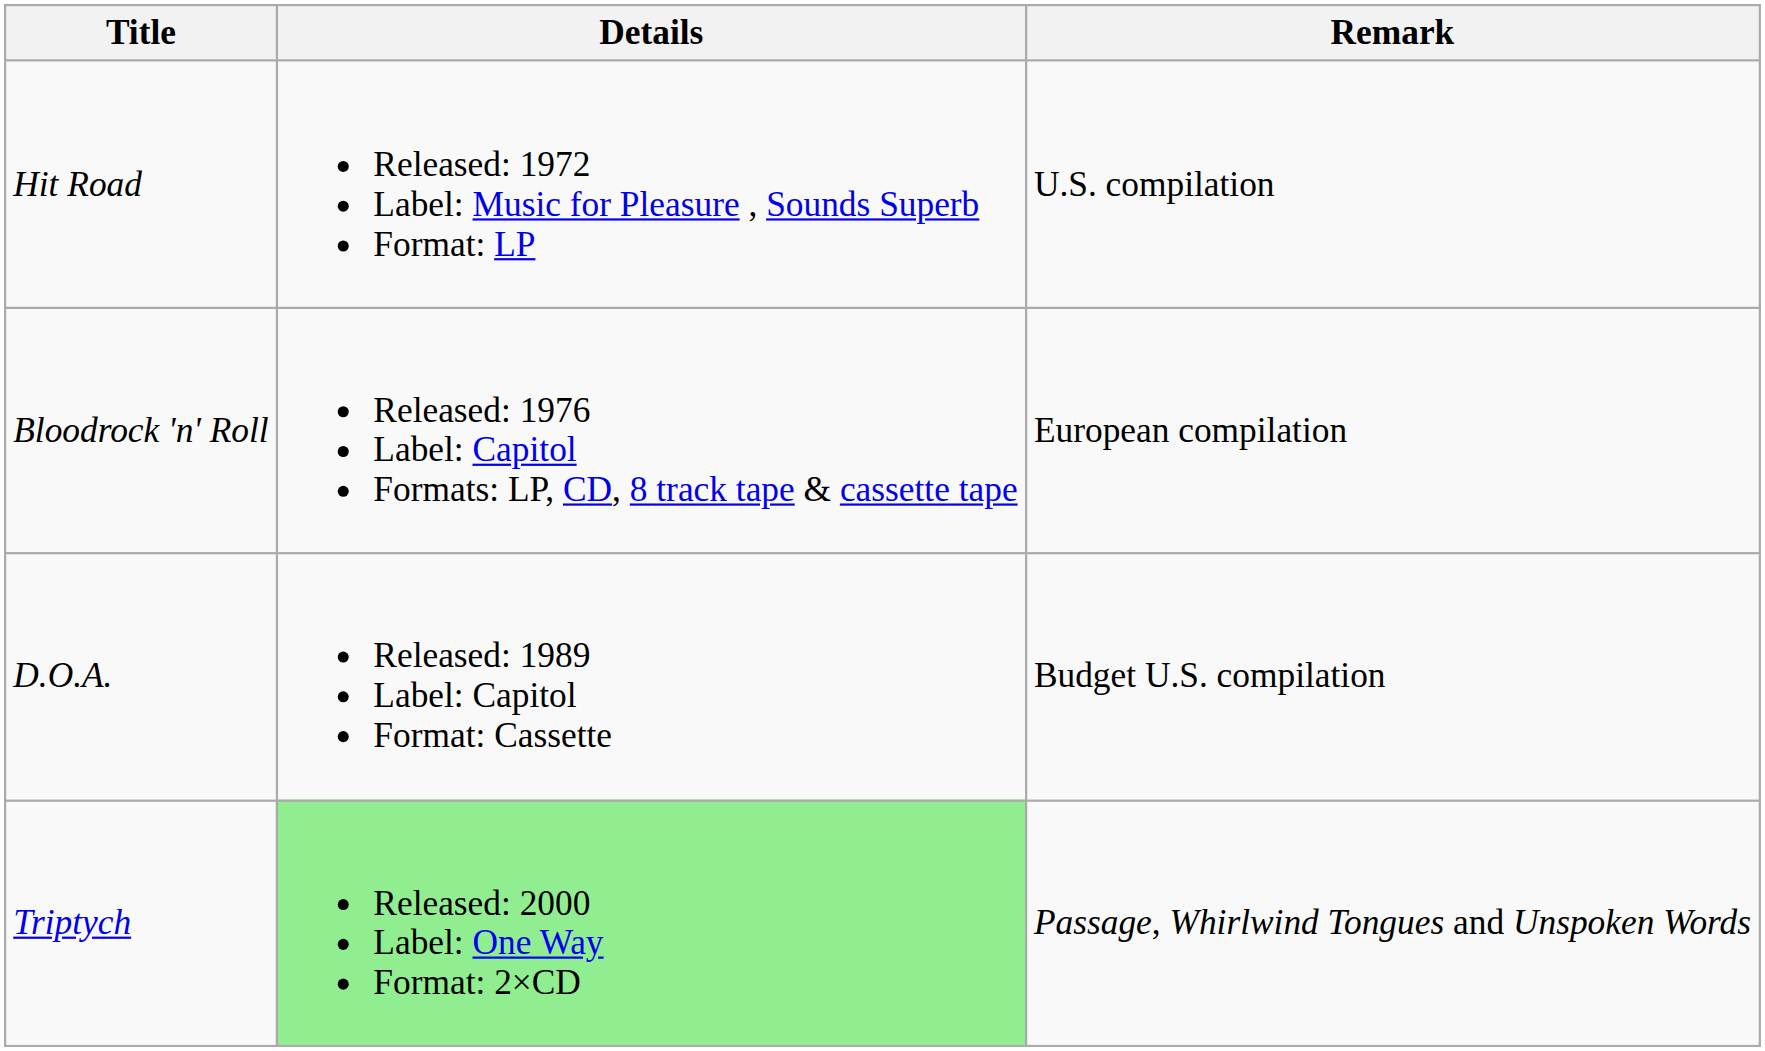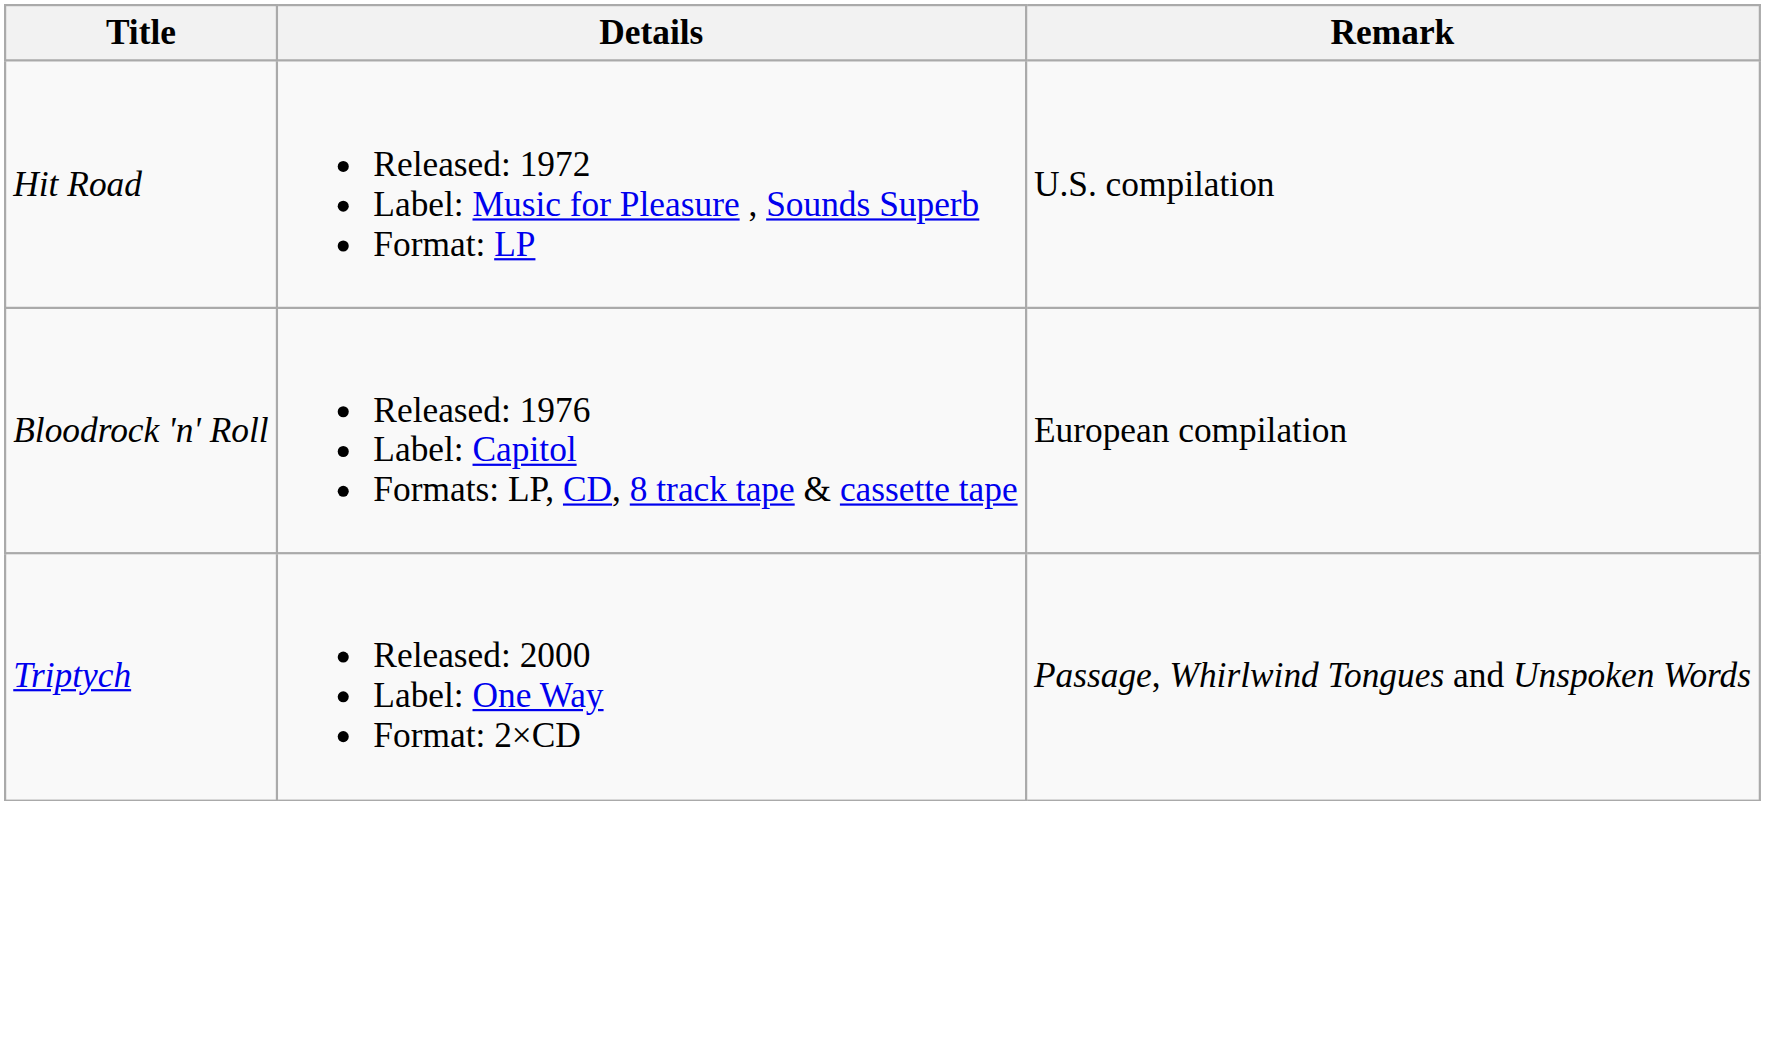- row: (63, 675)
(651, 943) lightgreen background -> (651, 696) no background
